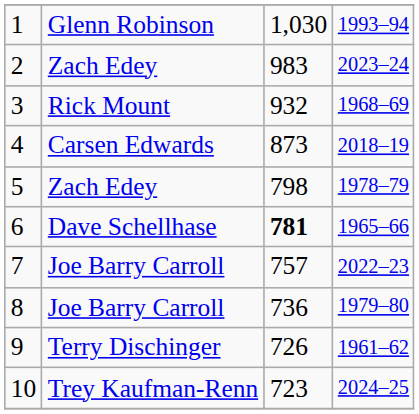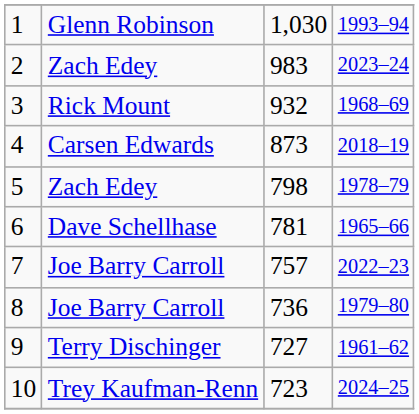(289, 226) bold -> (289, 226) normal
(289, 347) 726 -> (289, 347) 727
